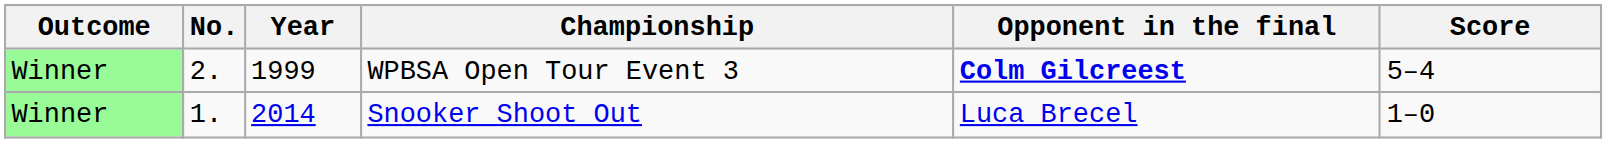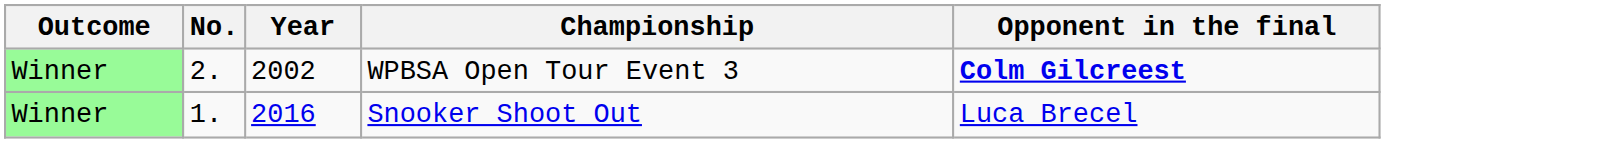- column: (1490, 27)
(283, 71) 1999 -> (283, 71) 2002
(283, 115) 2014 -> (283, 115) 2016
